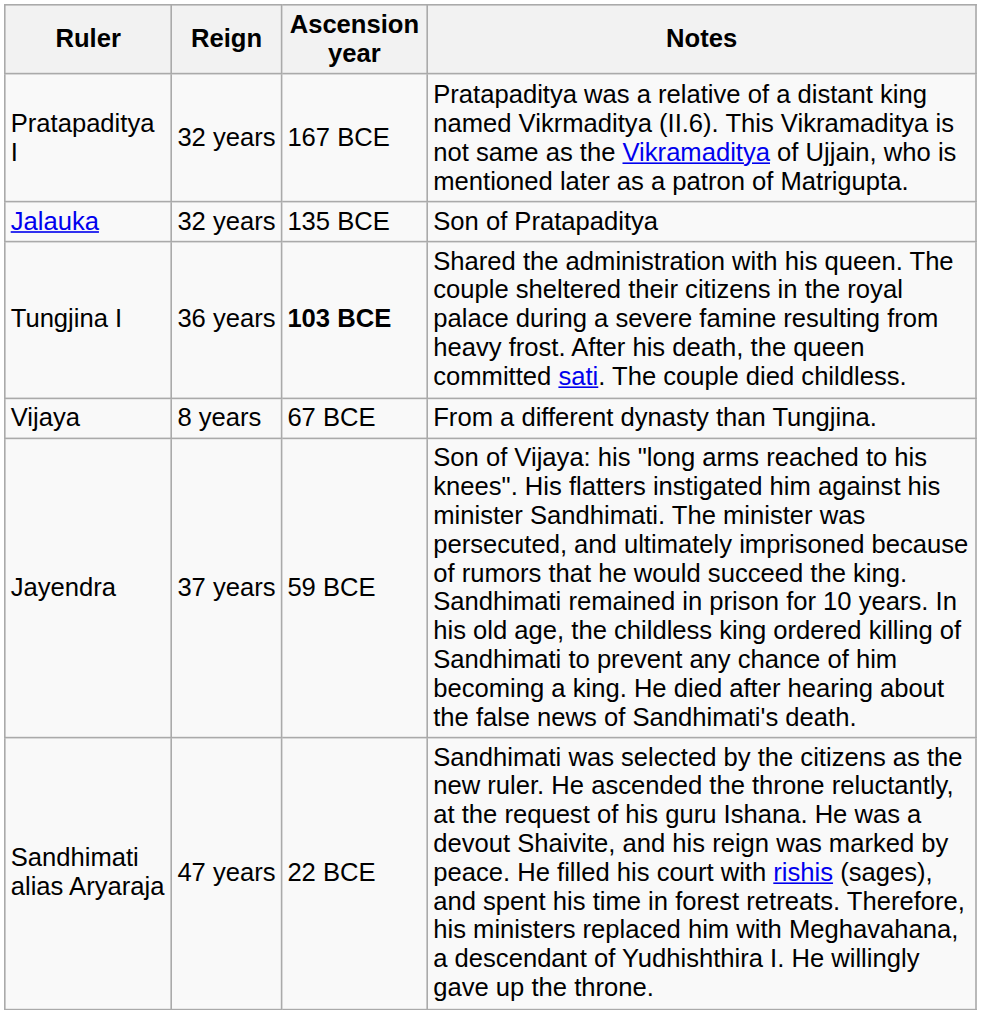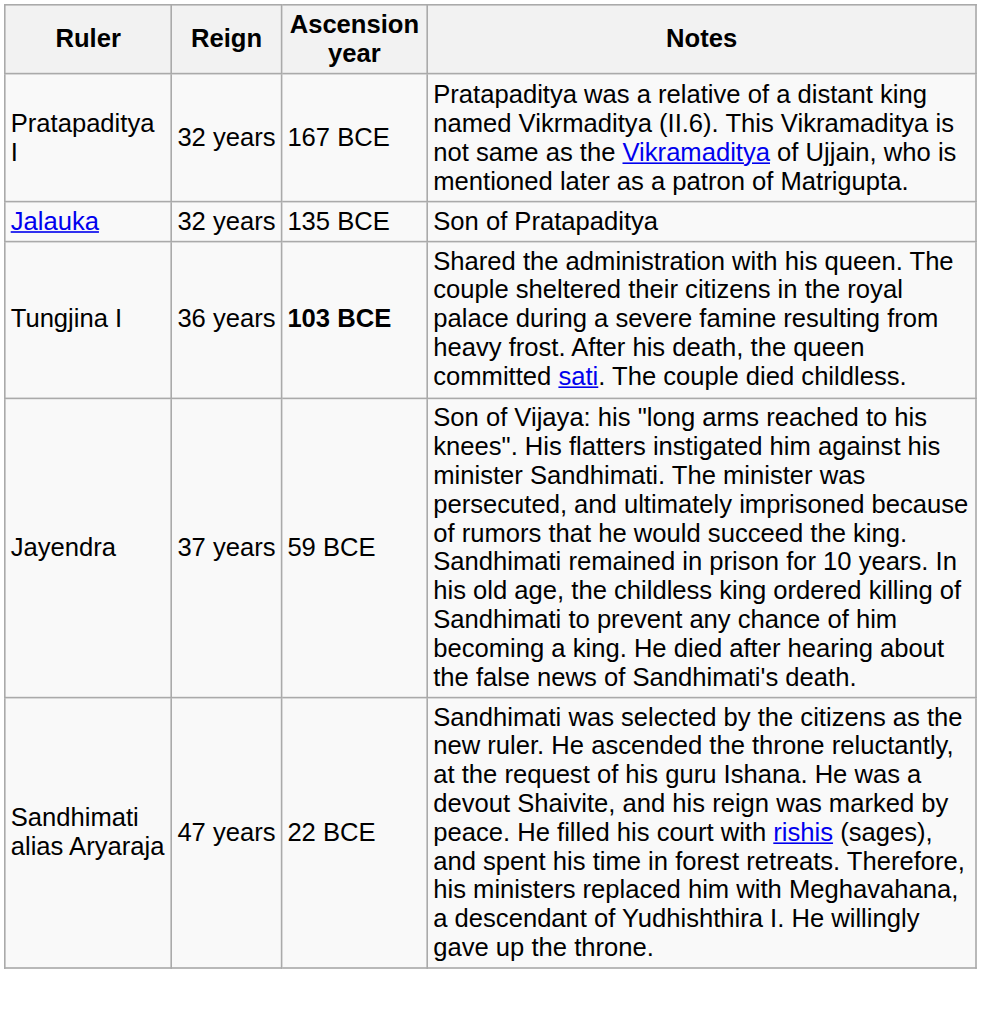- row: (45, 417)
